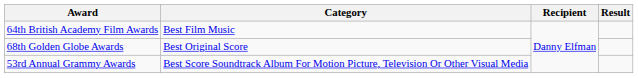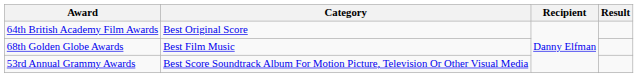(199, 30) Best Film Music -> (205, 30) Best Original Score
(205, 47) Best Original Score -> (199, 47) Best Film Music
